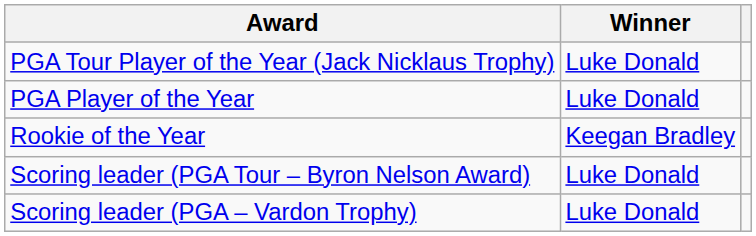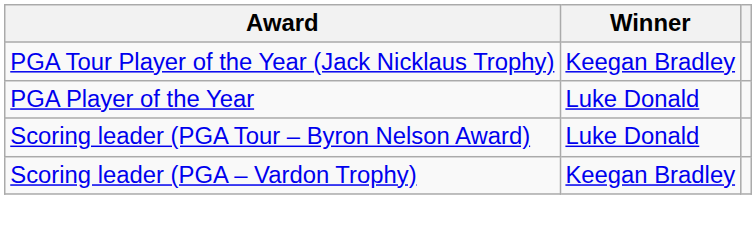(632, 61) Luke Donald -> (650, 61) Keegan Bradley
- row: (108, 136)
(632, 212) Luke Donald -> (650, 174) Keegan Bradley
